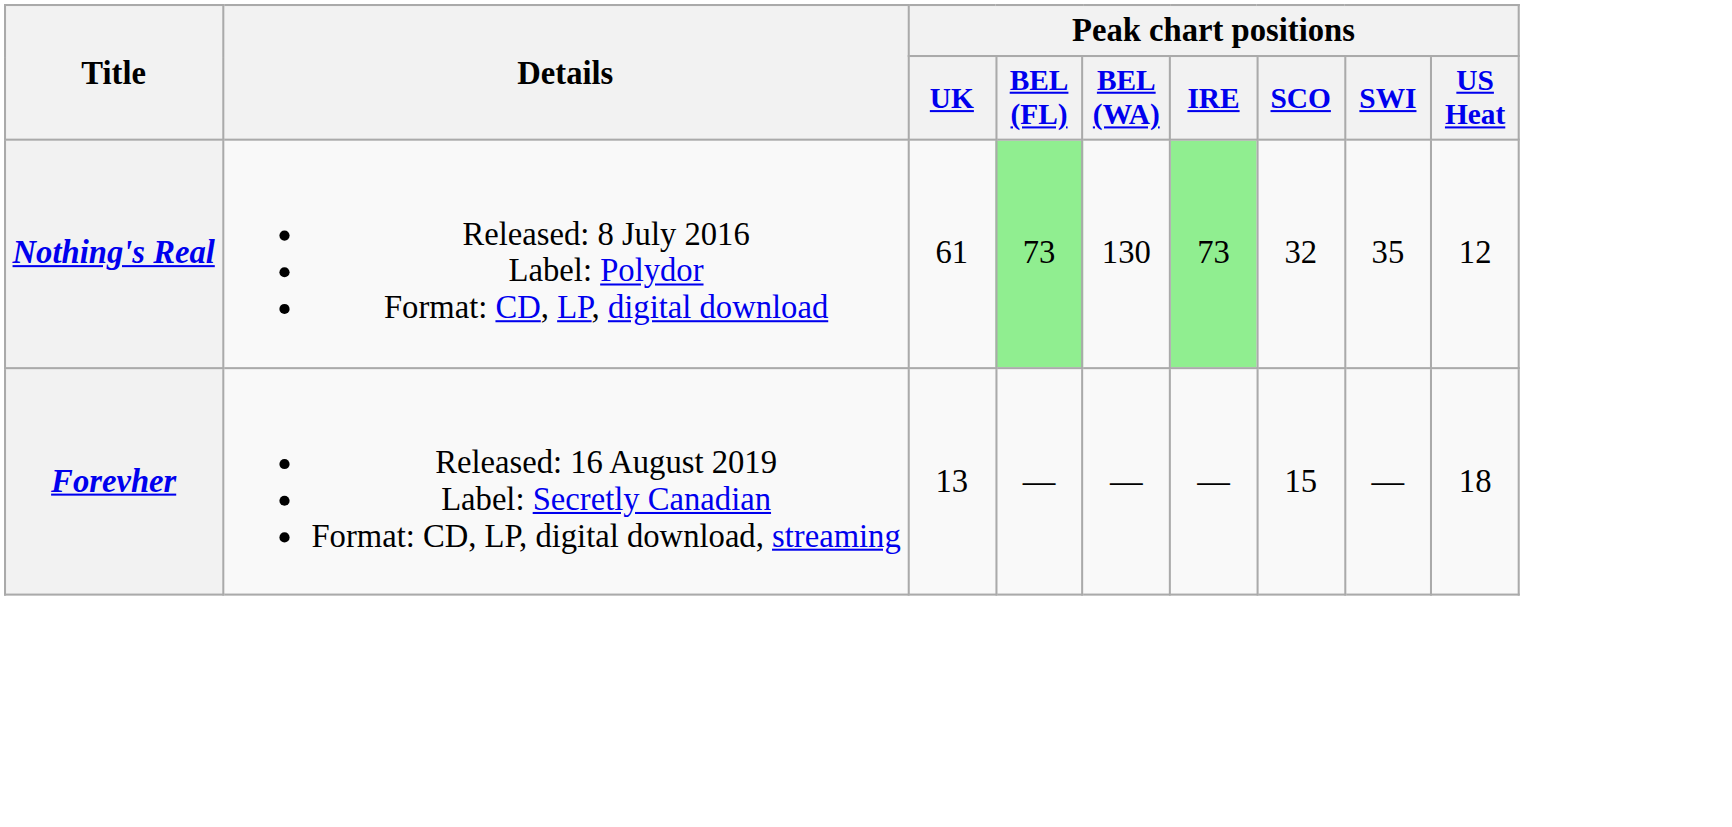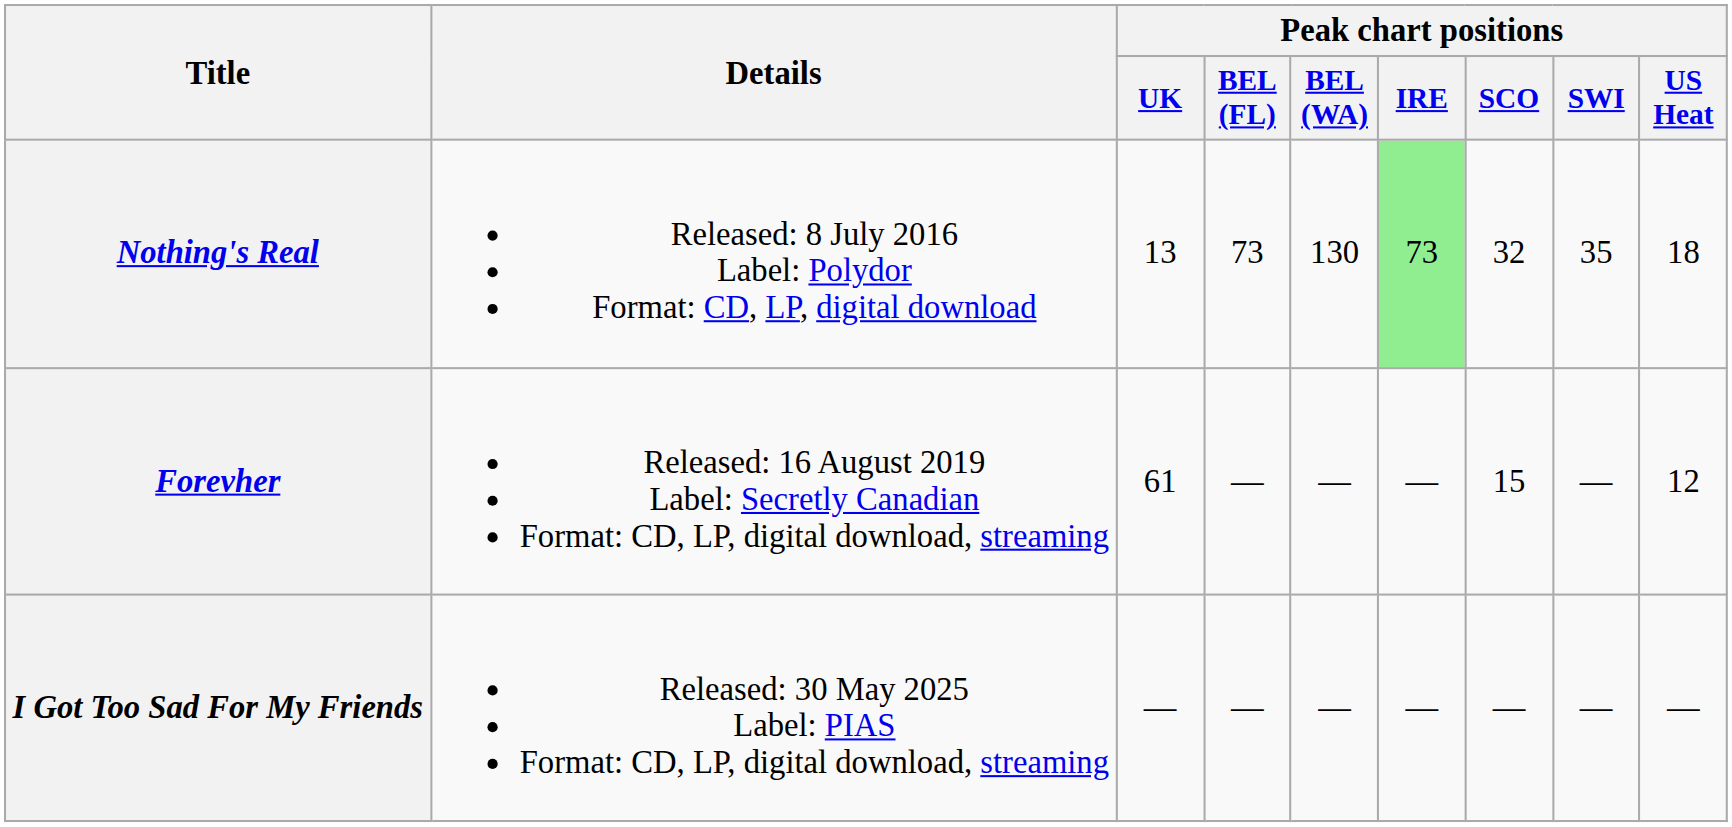(952, 252) 61 -> (1160, 252) 13
(1039, 252) lightgreen background -> (1247, 252) no background
(1475, 252) 12 -> (1683, 252) 18
(952, 480) 13 -> (1160, 480) 61
(1475, 480) 18 -> (1683, 480) 12
+ row: (218, 707)
